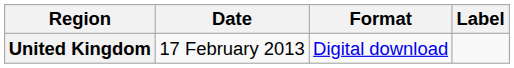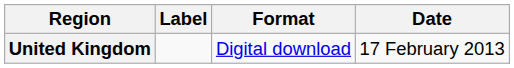columns swapped: (232, 19) <-> (481, 19)
